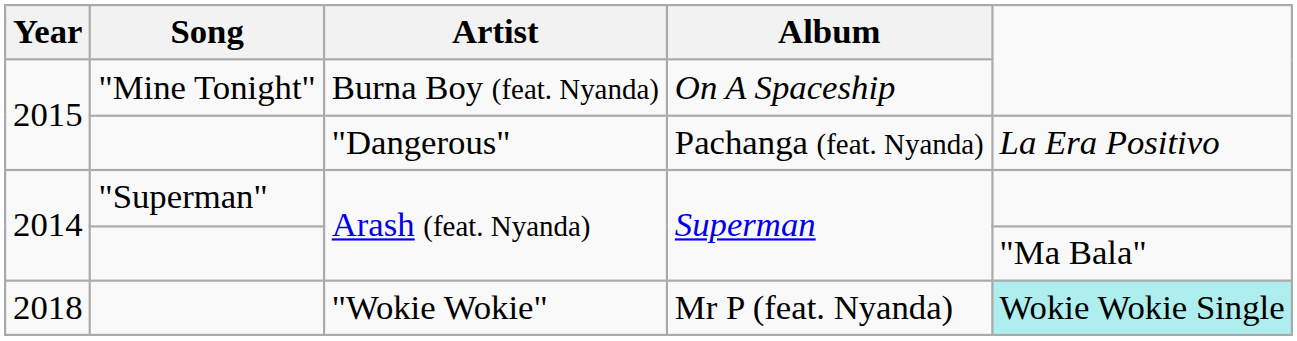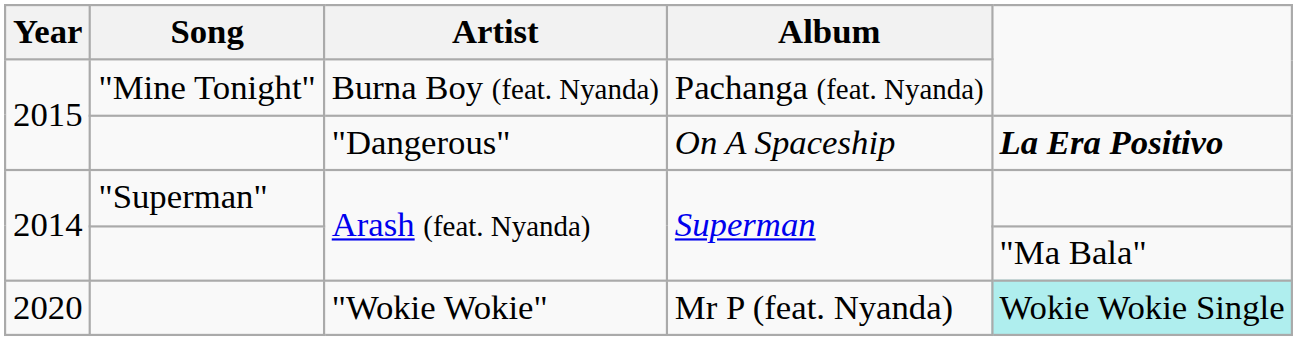(785, 87) On A Spaceship -> (829, 87) Pachanga (feat. Nyanda)
(829, 142) Pachanga (feat. Nyanda) -> (785, 142) On A Spaceship
(1110, 142) normal -> (1111, 142) bold
(48, 307) 2018 -> (48, 307) 2020
